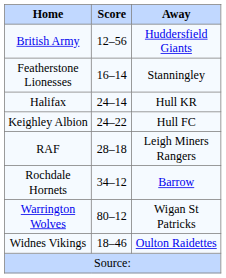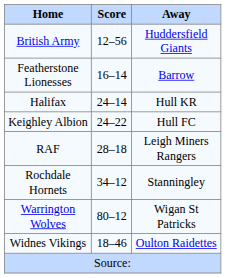(176, 75) Stanningley -> (176, 75) Barrow
(176, 182) Barrow -> (176, 182) Stanningley
